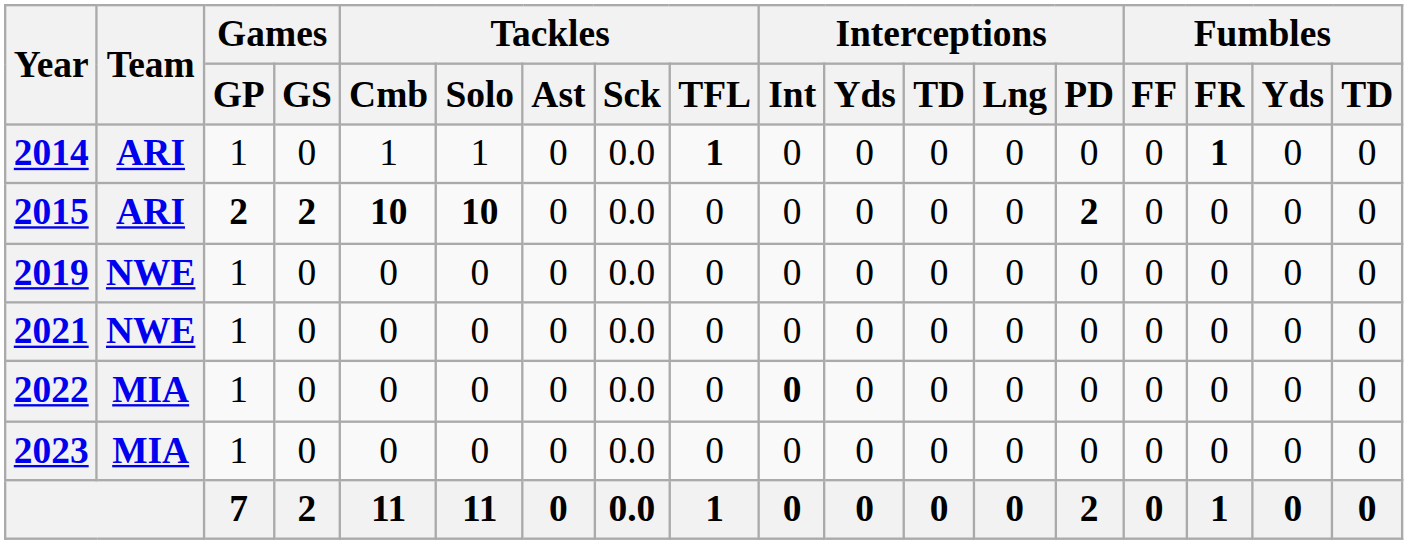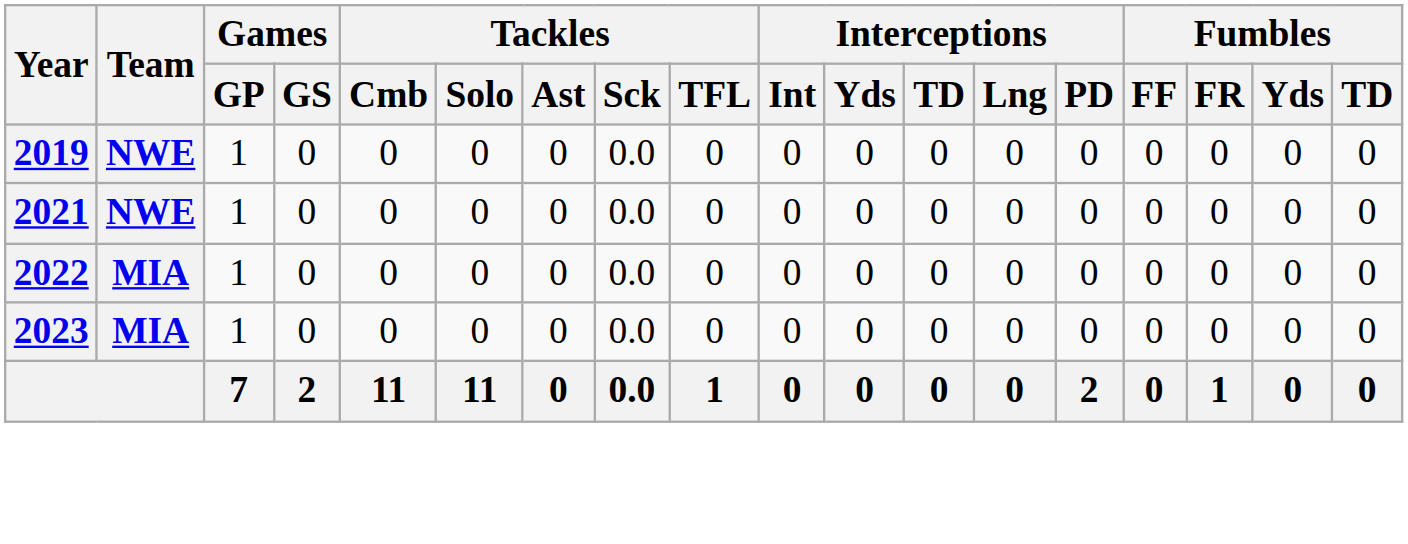- row: (51, 152)
- row: (51, 212)
(792, 390) bold -> (792, 271) normal
